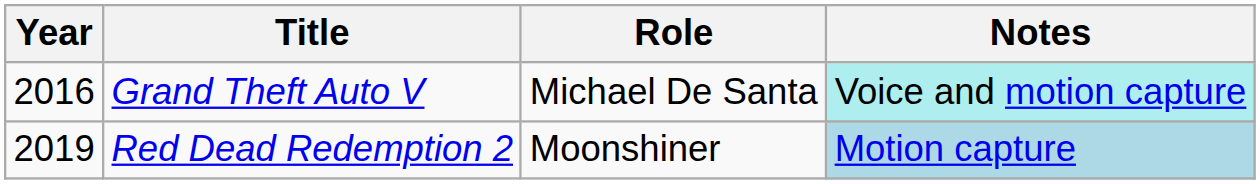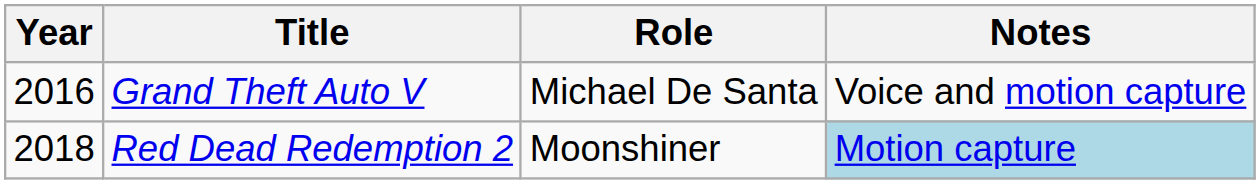(1040, 91) paleturquoise background -> (1040, 91) no background
(54, 149) 2019 -> (54, 149) 2018
